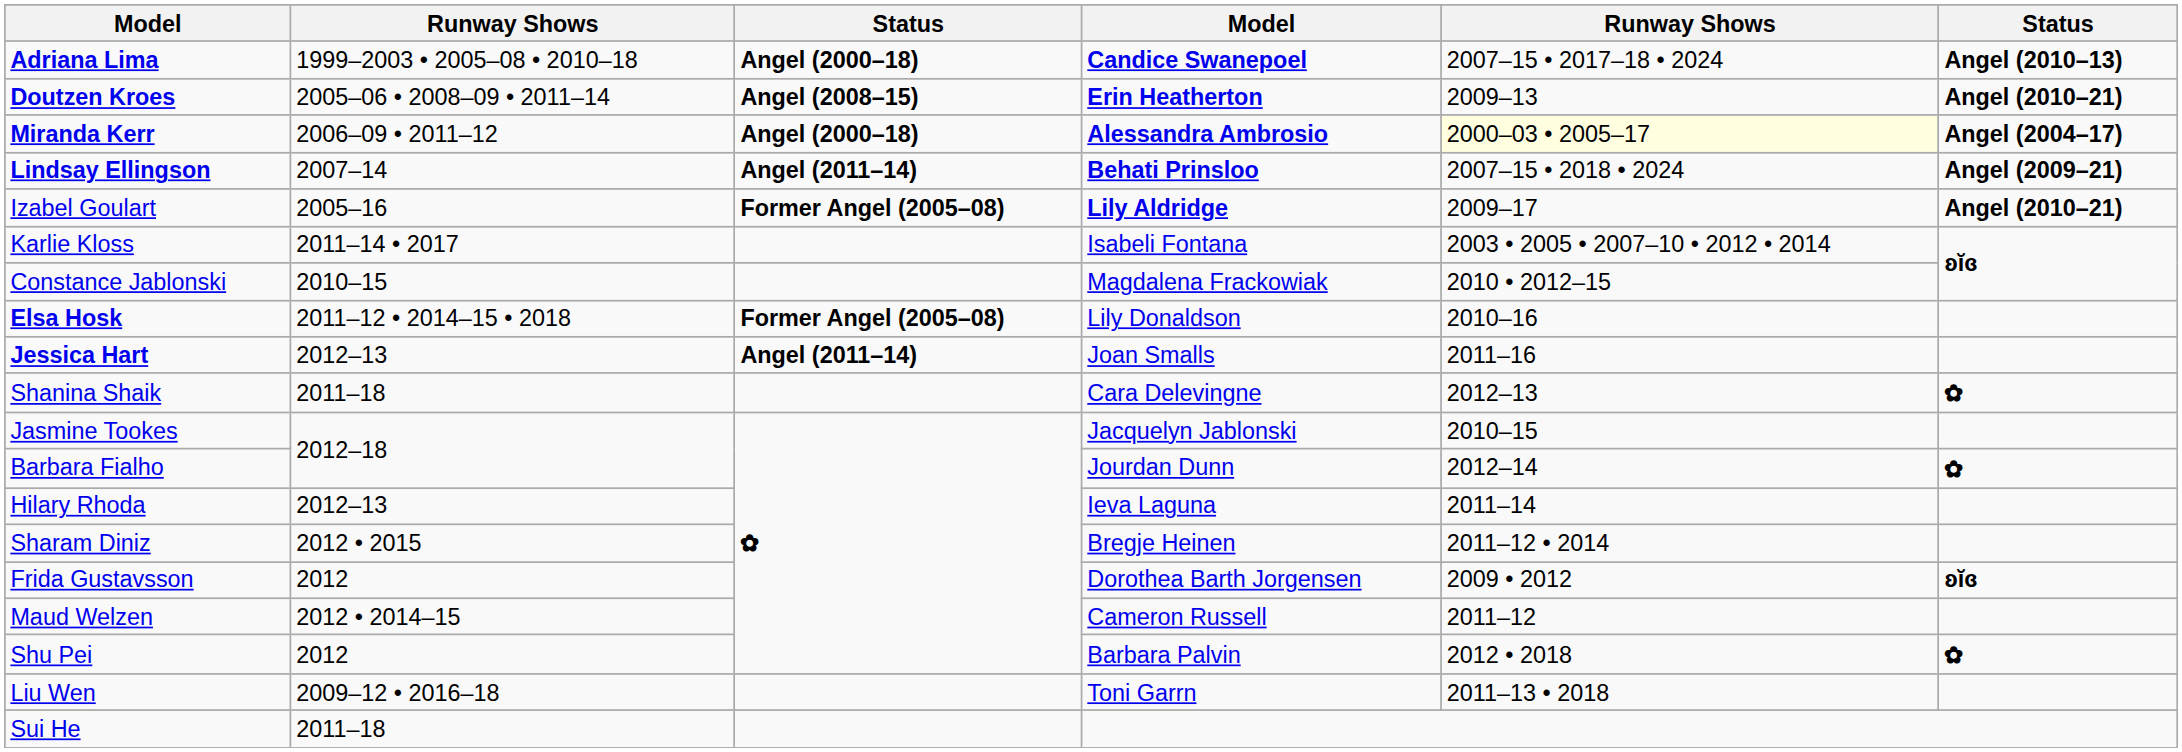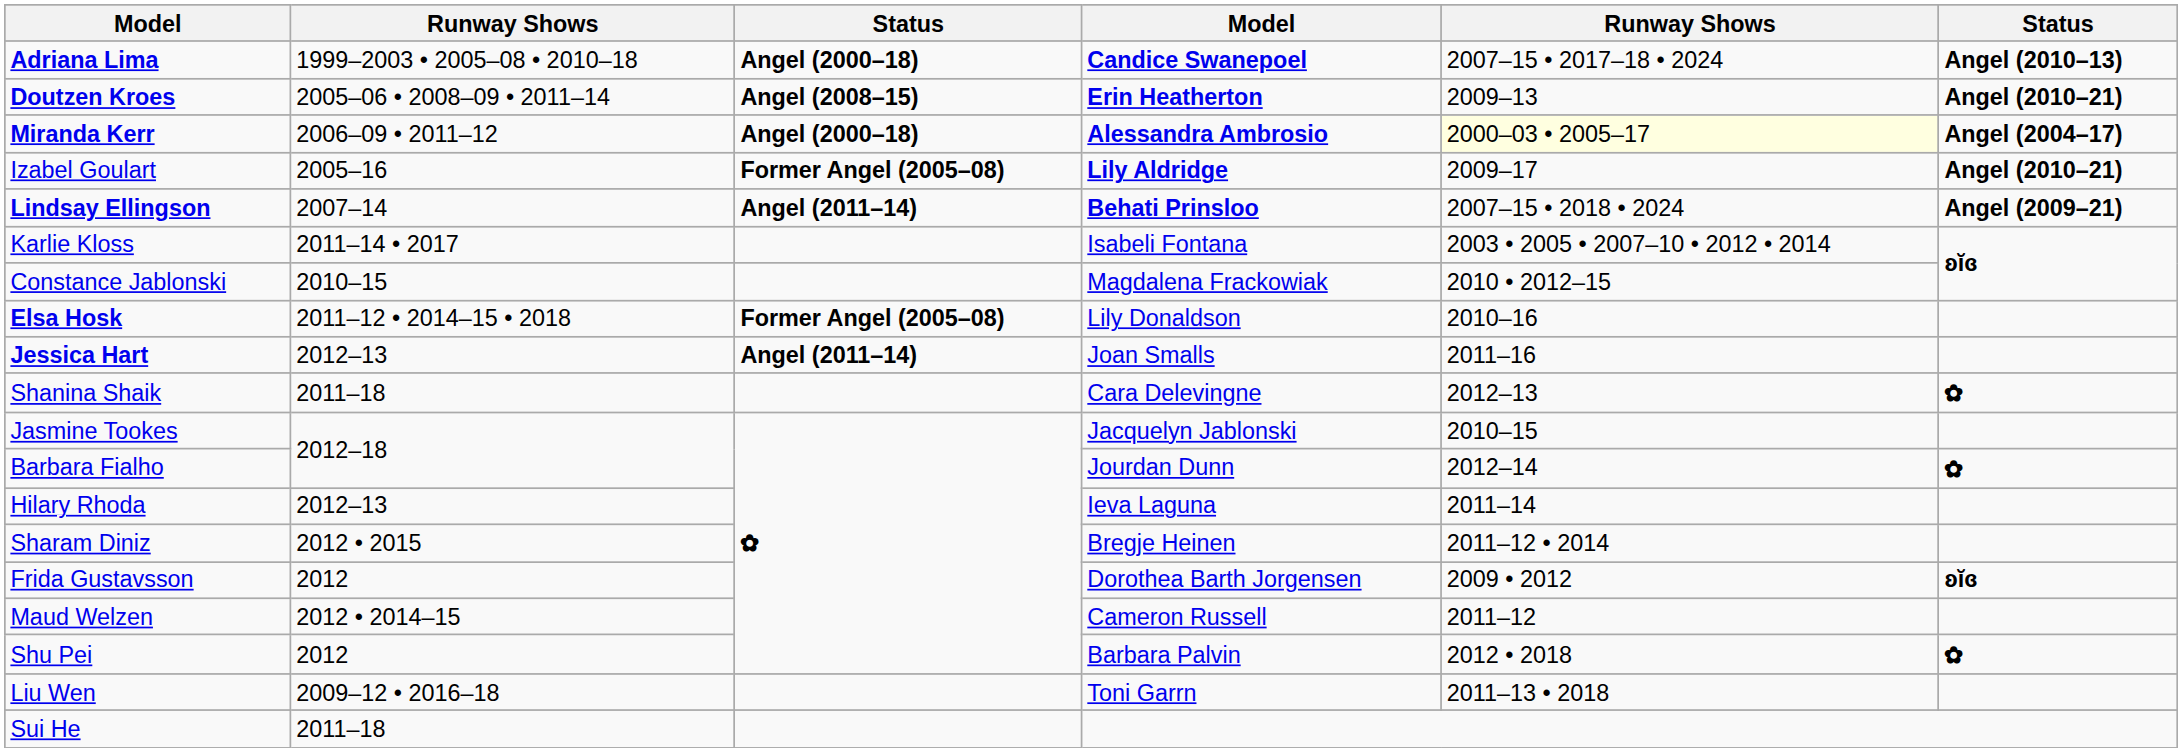rows swapped: (110, 170) <-> (83, 207)
